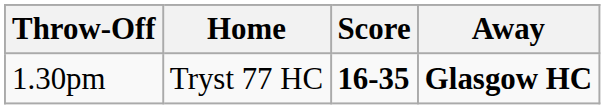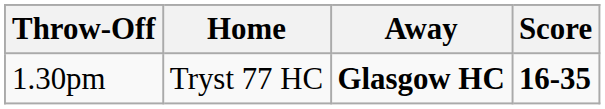columns swapped: (508, 28) <-> (374, 28)
